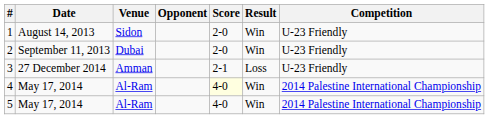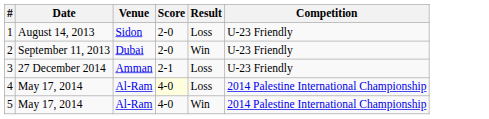- column: (183, 13)
(255, 31) Win -> (201, 31) Loss
(255, 86) Win -> (201, 86) Loss
